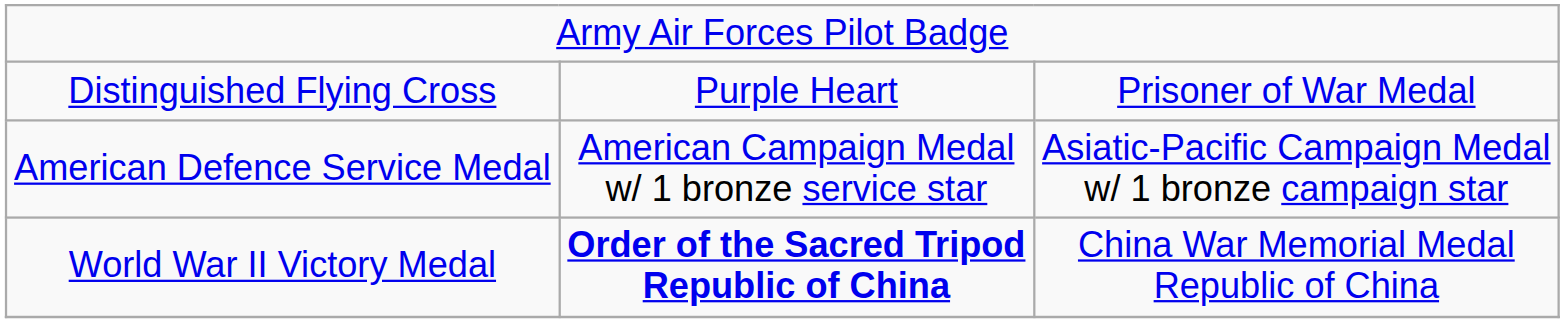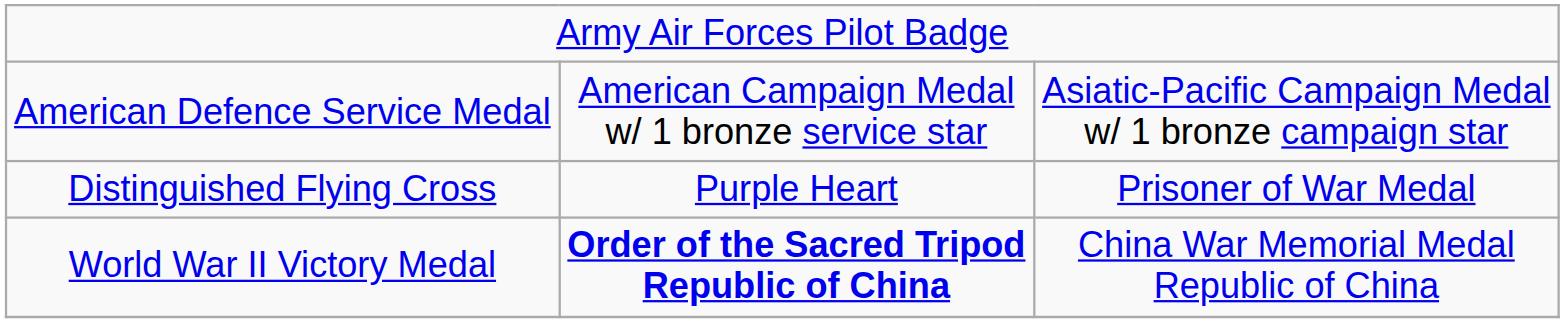rows swapped: (282, 90) <-> (282, 168)
